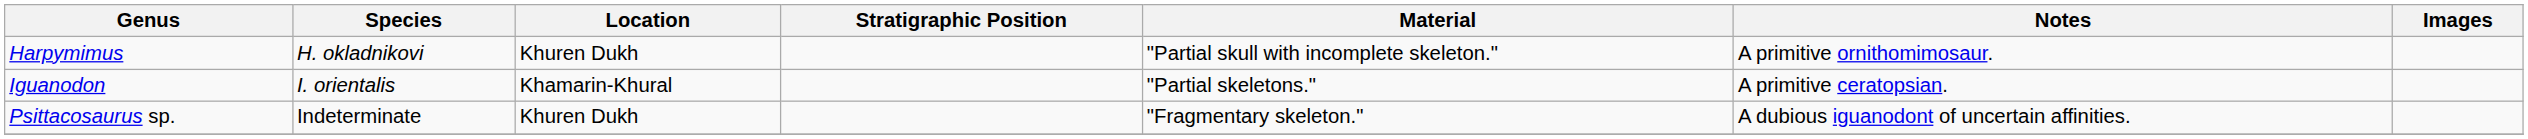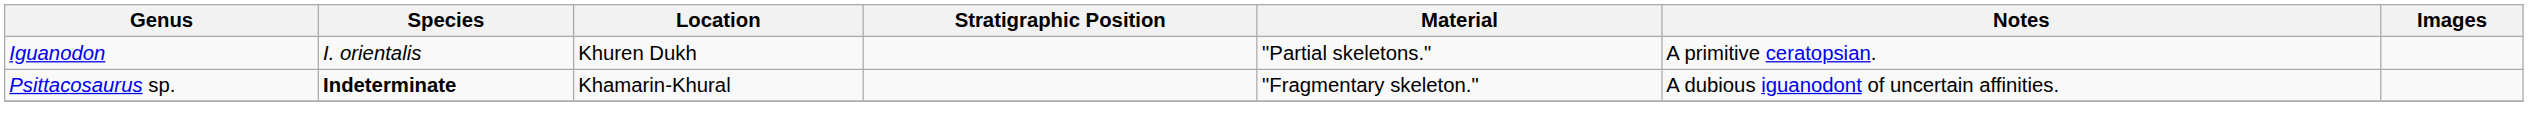- row: (66, 52)
(596, 85) Khamarin-Khural -> (637, 52) Khuren Dukh
(359, 117) normal -> (390, 85) bold
(579, 117) Khuren Dukh -> (654, 85) Khamarin-Khural
